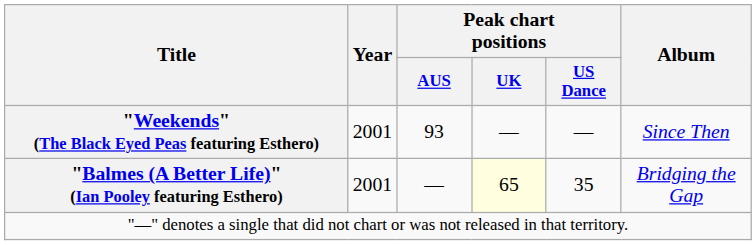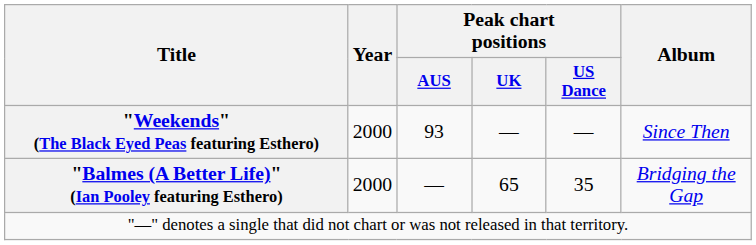(372, 131) 2001 -> (372, 131) 2000
(372, 185) 2001 -> (372, 185) 2000
(509, 185) lightyellow background -> (509, 185) no background
